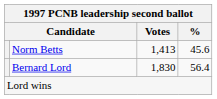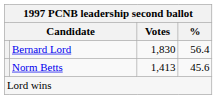rows swapped: (42, 67) <-> (37, 49)
